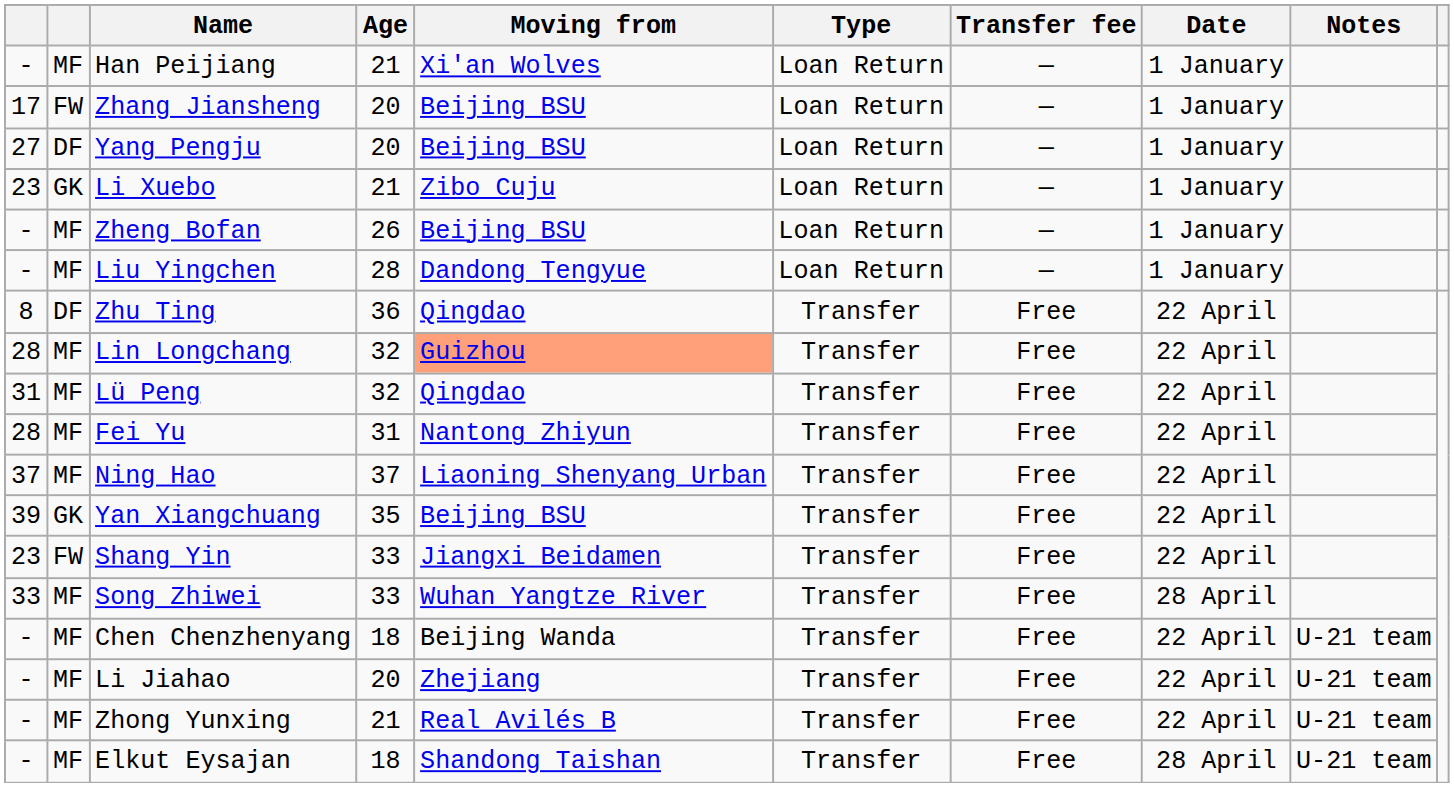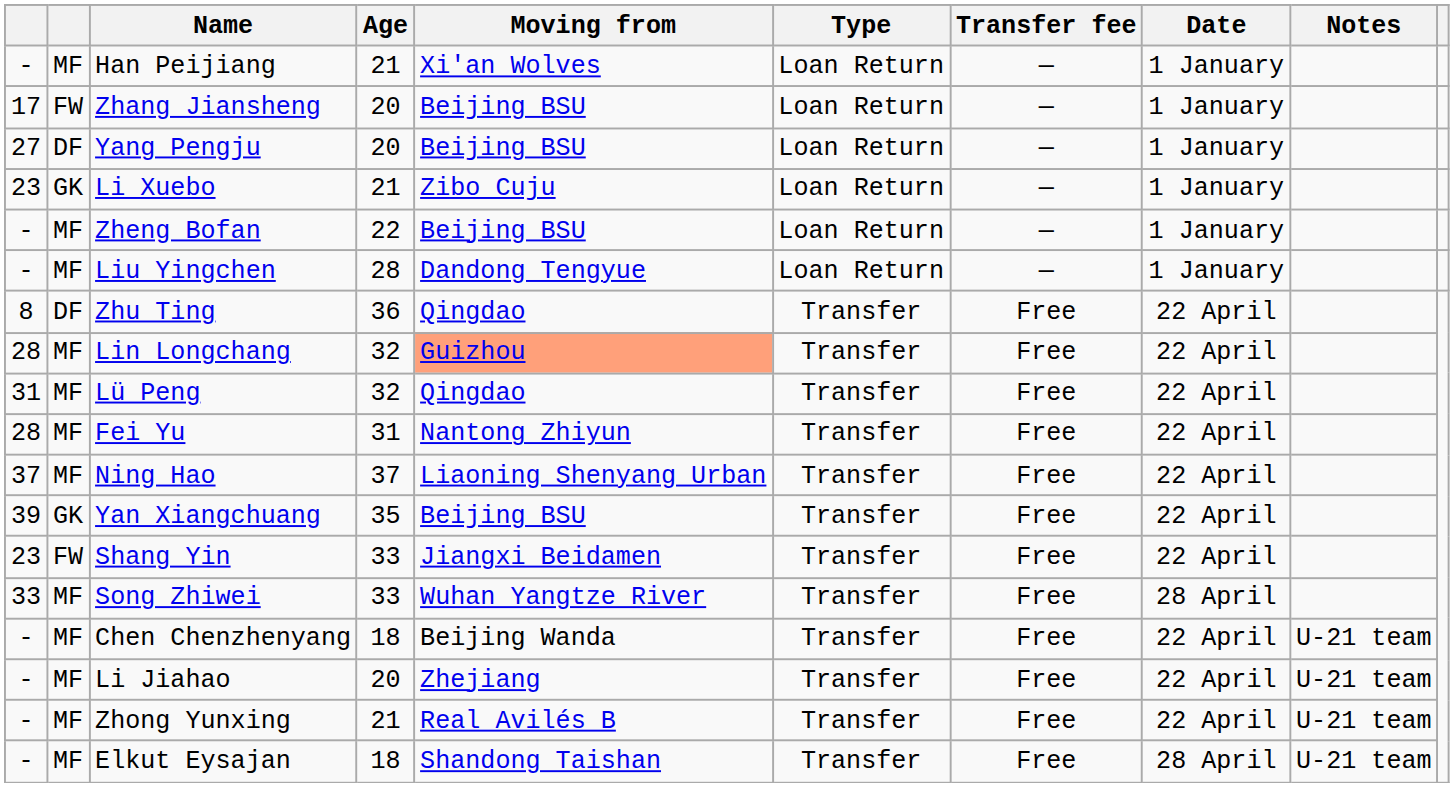(386, 230) 26 -> (386, 230) 22
